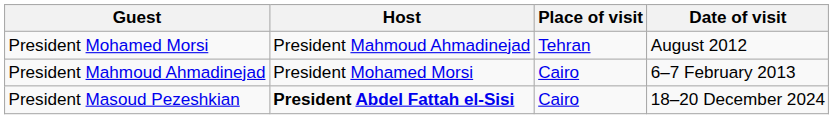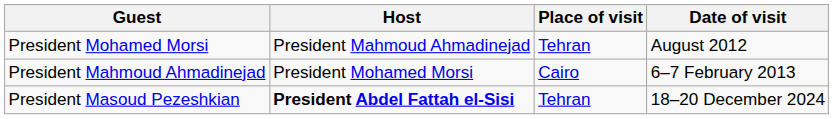(559, 99) Cairo -> (564, 99) Tehran
